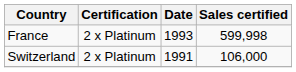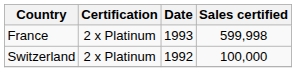(178, 56) 1991 -> (178, 56) 1992
(244, 56) 106,000 -> (244, 56) 100,000
